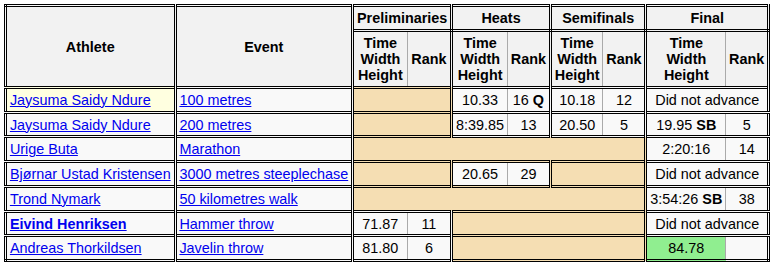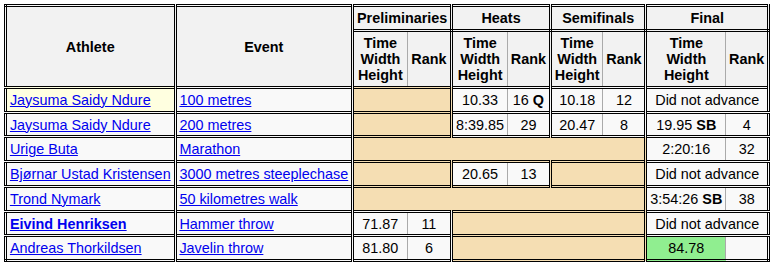(528, 125) 13 -> (528, 125) 29
(577, 125) 20.50 -> (577, 125) 20.47
(624, 125) 5 -> (624, 125) 8
(747, 125) 5 -> (747, 125) 4
(747, 149) 14 -> (747, 149) 32
(528, 174) 29 -> (528, 174) 13
